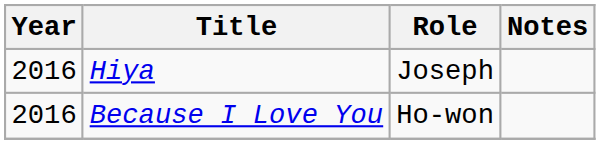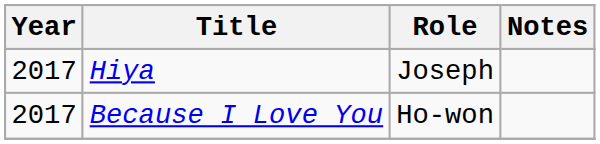(44, 71) 2016 -> (44, 71) 2017
(44, 116) 2016 -> (44, 116) 2017
